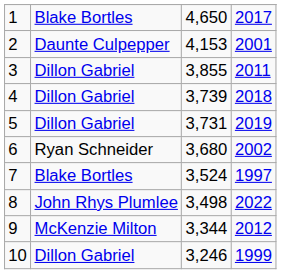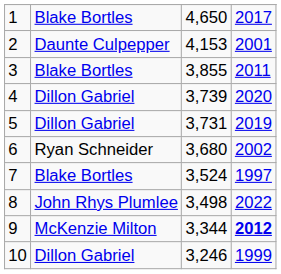(84, 70) Dillon Gabriel -> (84, 70) Blake Bortles
(253, 96) 2018 -> (253, 96) 2020
(253, 228) normal -> (253, 228) bold
